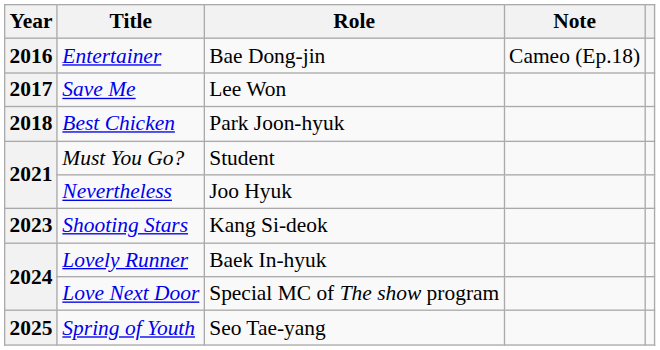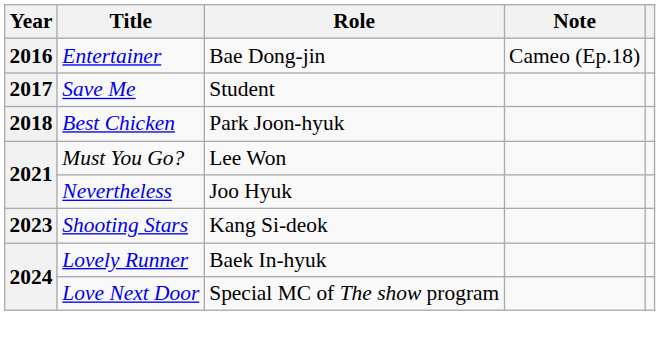(248, 89) Lee Won -> (242, 89) Student
(242, 157) Student -> (248, 157) Lee Won
- row: (129, 327)
